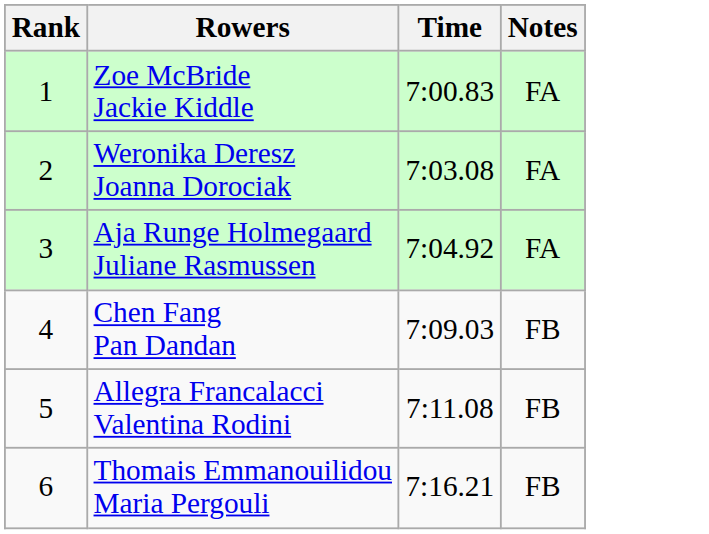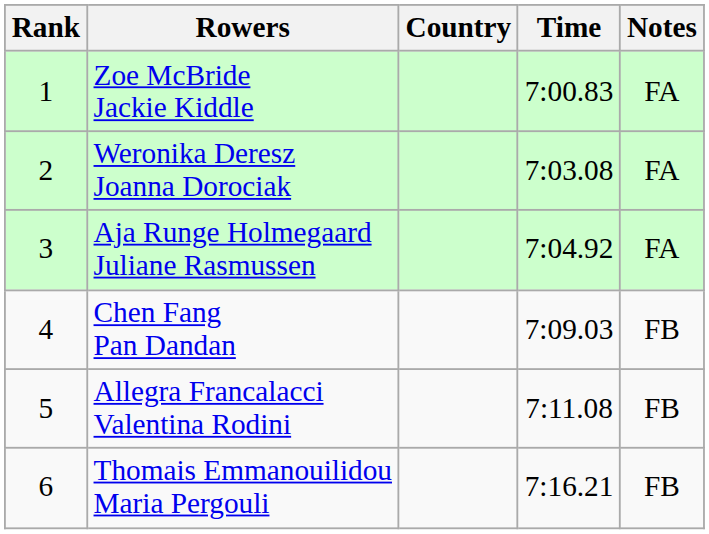+ column: (458, 27)
